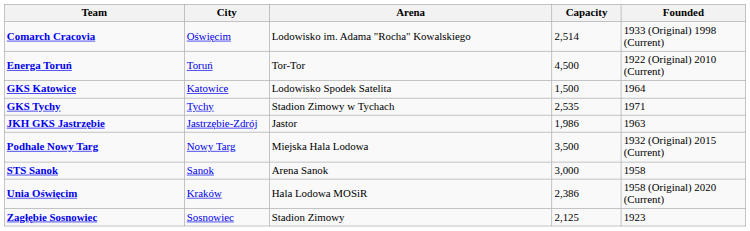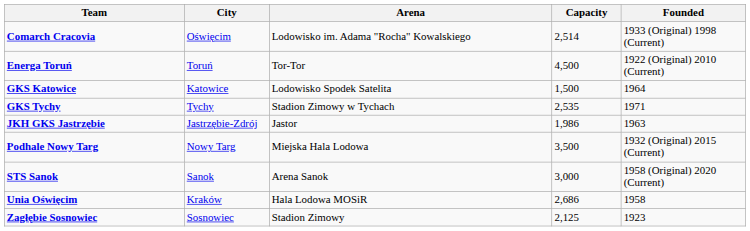(635, 170) 1958 -> (670, 176) 1958 (Original) 2020 (Current)
(567, 194) 2,386 -> (567, 200) 2,686
(670, 194) 1958 (Original) 2020 (Current) -> (635, 200) 1958
